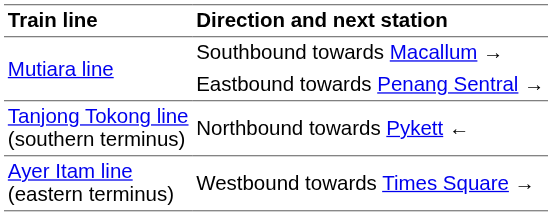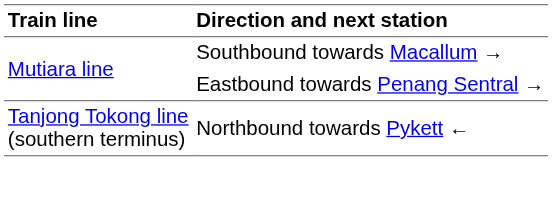- row: (366, 183)
